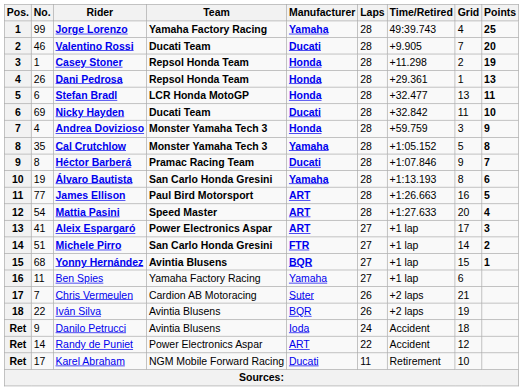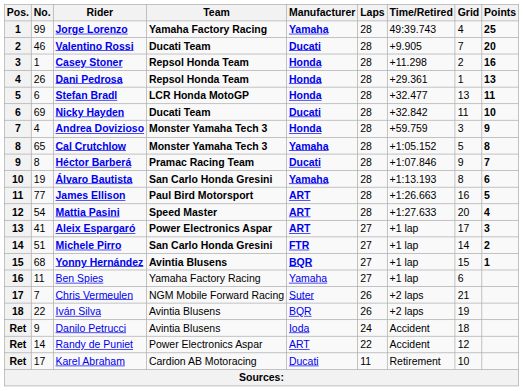(490, 63) 19 -> (490, 63) 16
(40, 146) 35 -> (40, 146) 65
(203, 295) Cardion AB Motoracing -> (216, 295) NGM Mobile Forward Racing
(216, 361) NGM Mobile Forward Racing -> (203, 361) Cardion AB Motoracing
